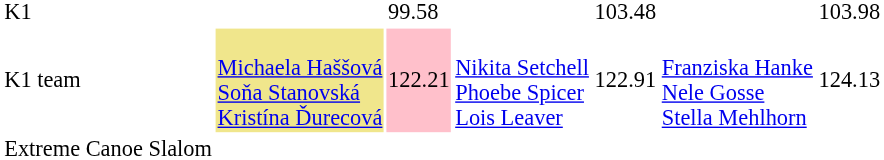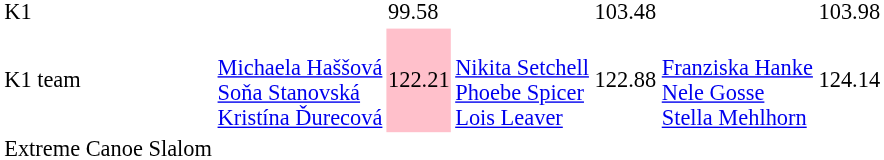(300, 92) khaki background -> (300, 92) no background
(625, 80) 122.91 -> (625, 80) 122.88
(849, 80) 124.13 -> (849, 80) 124.14
